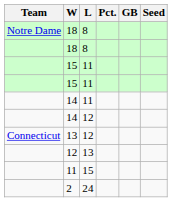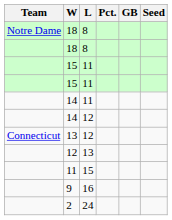+ row: (69, 188)
